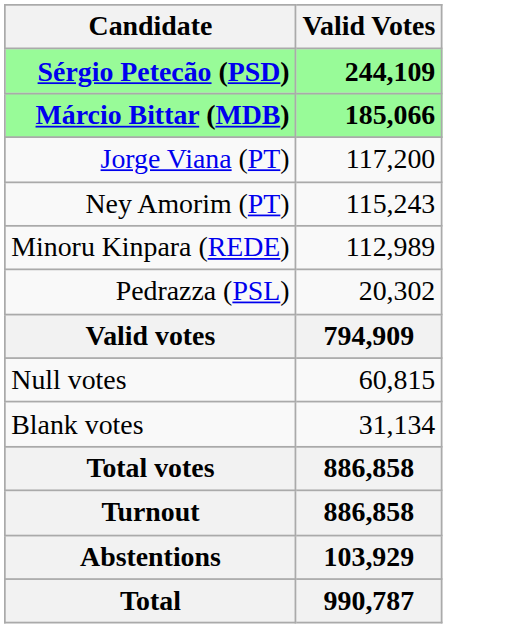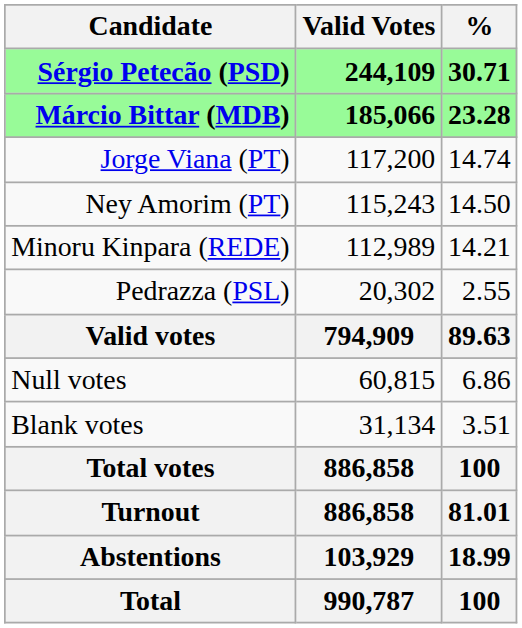+ column: (479, 26)
